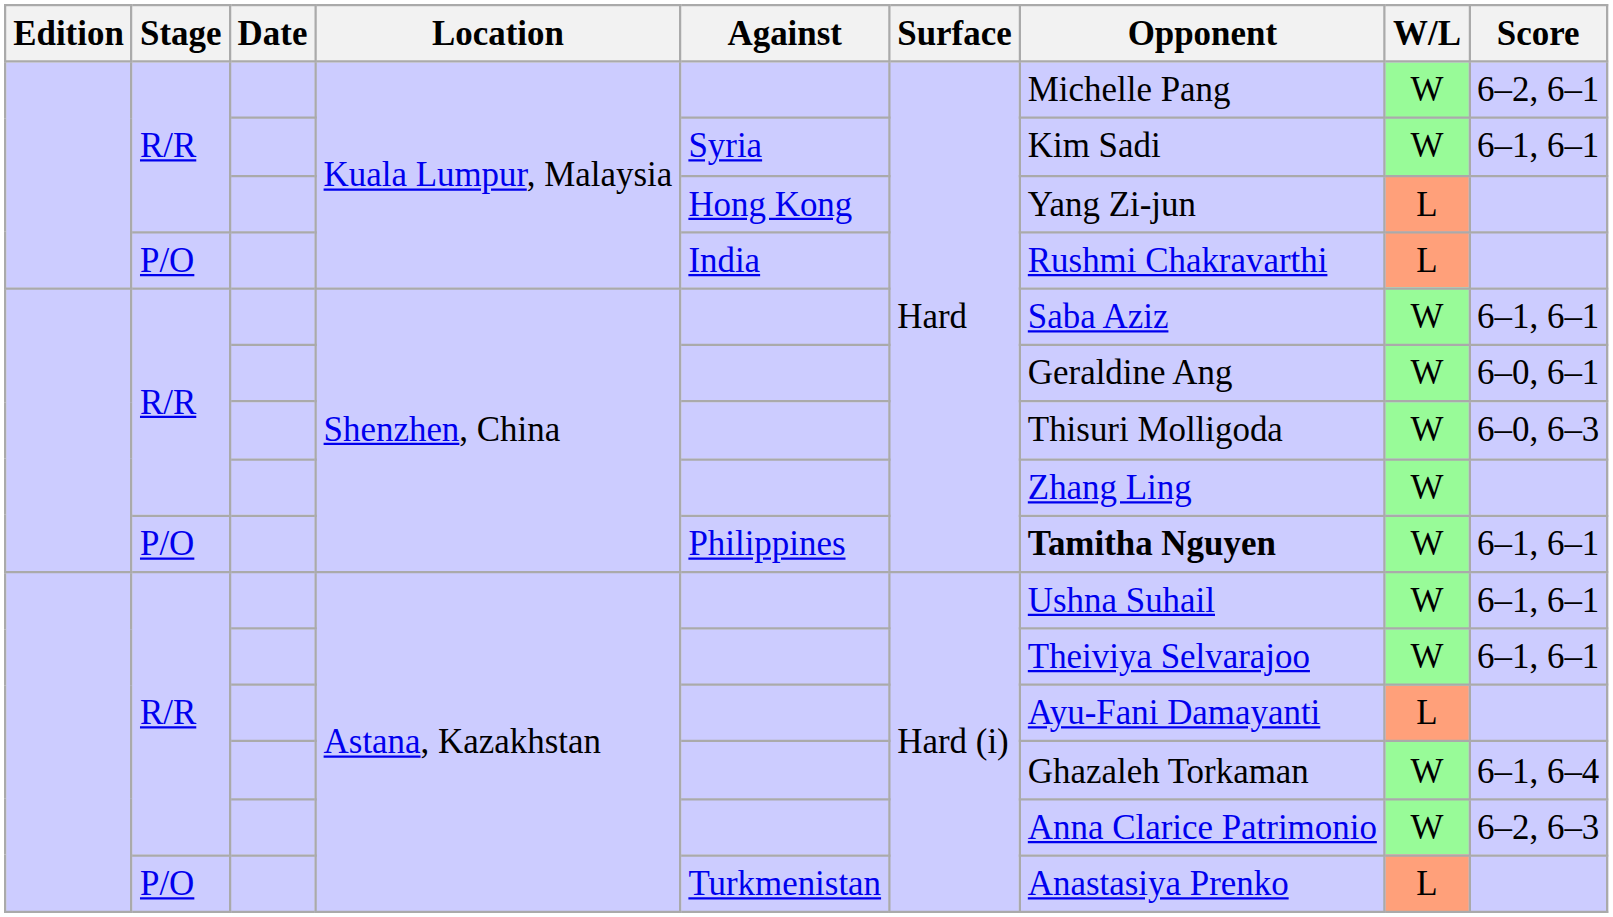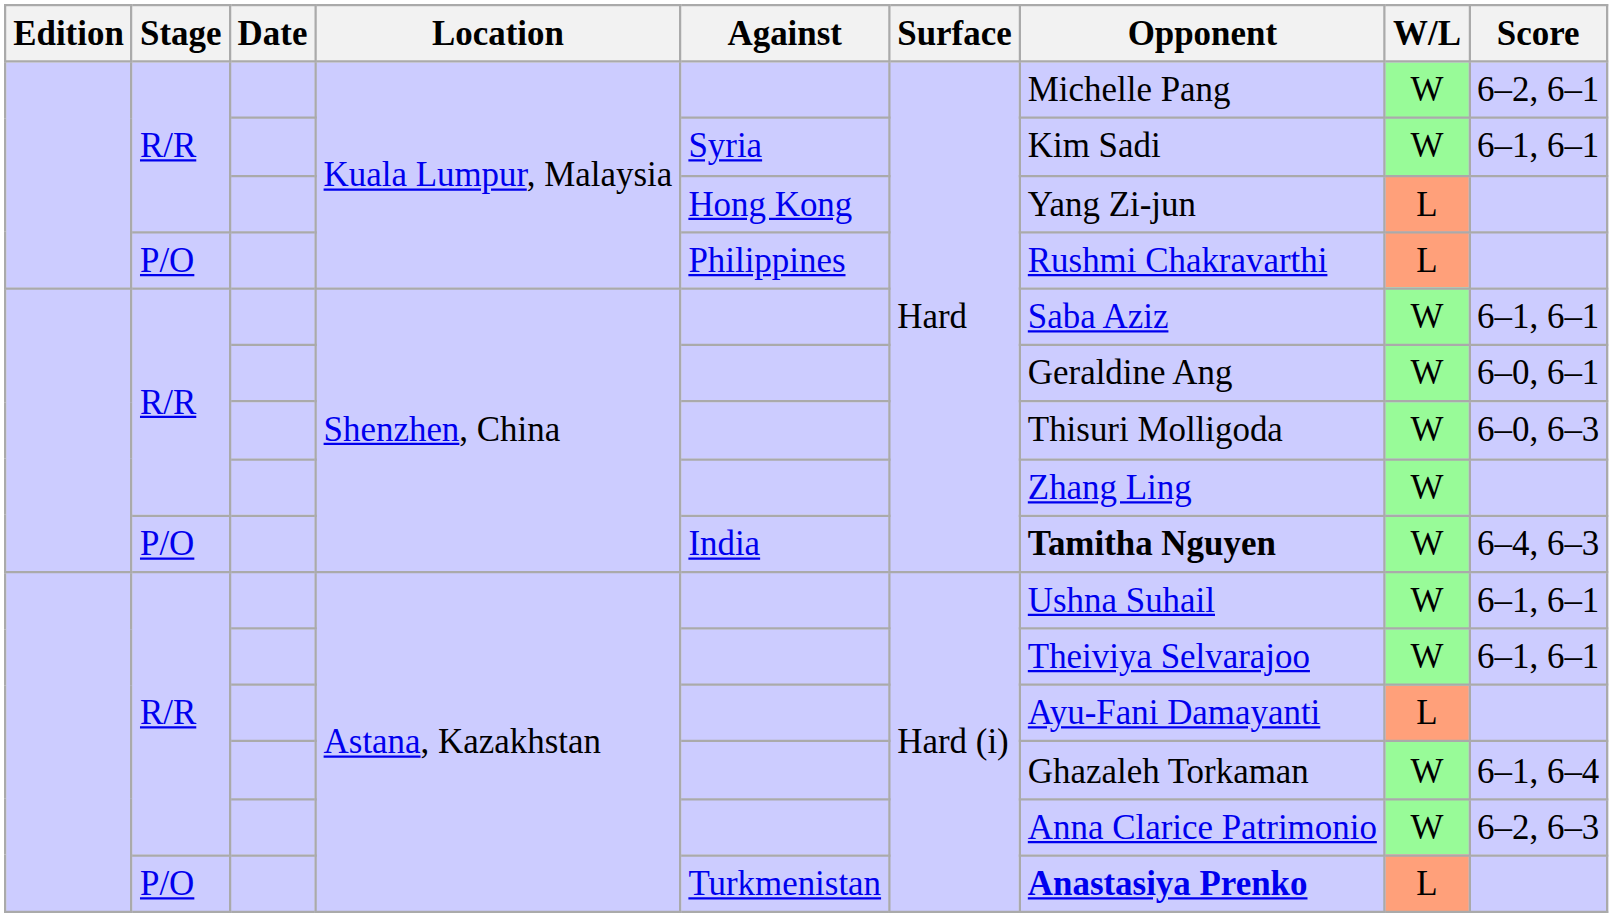(724, 259) India -> (767, 259) Philippines
(767, 542) Philippines -> (724, 542) India
(1538, 542) 6–1, 6–1 -> (1538, 542) 6–4, 6–3
(1158, 882) normal -> (1168, 882) bold
